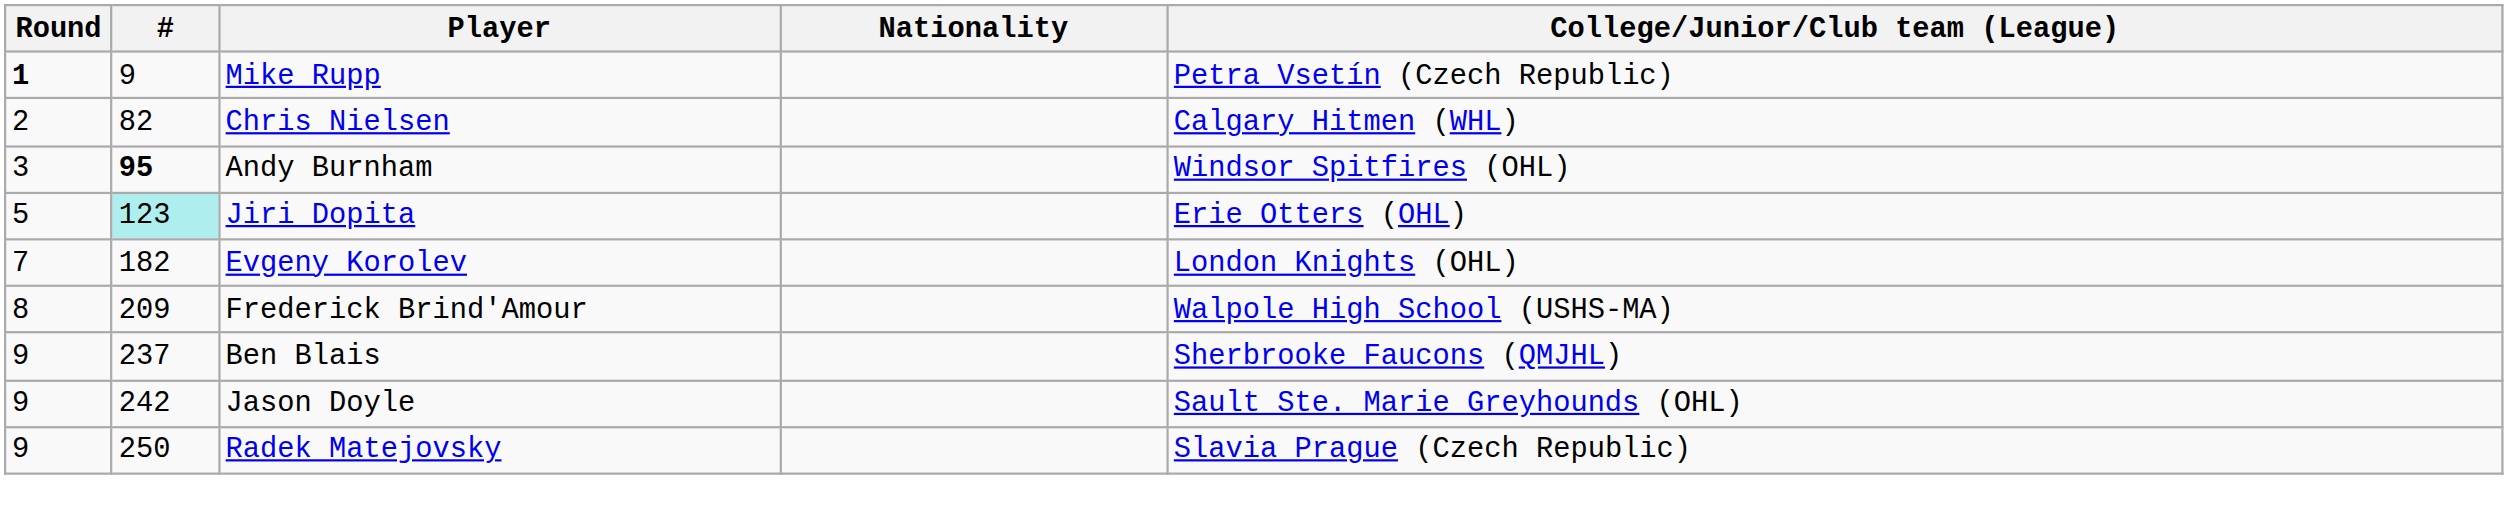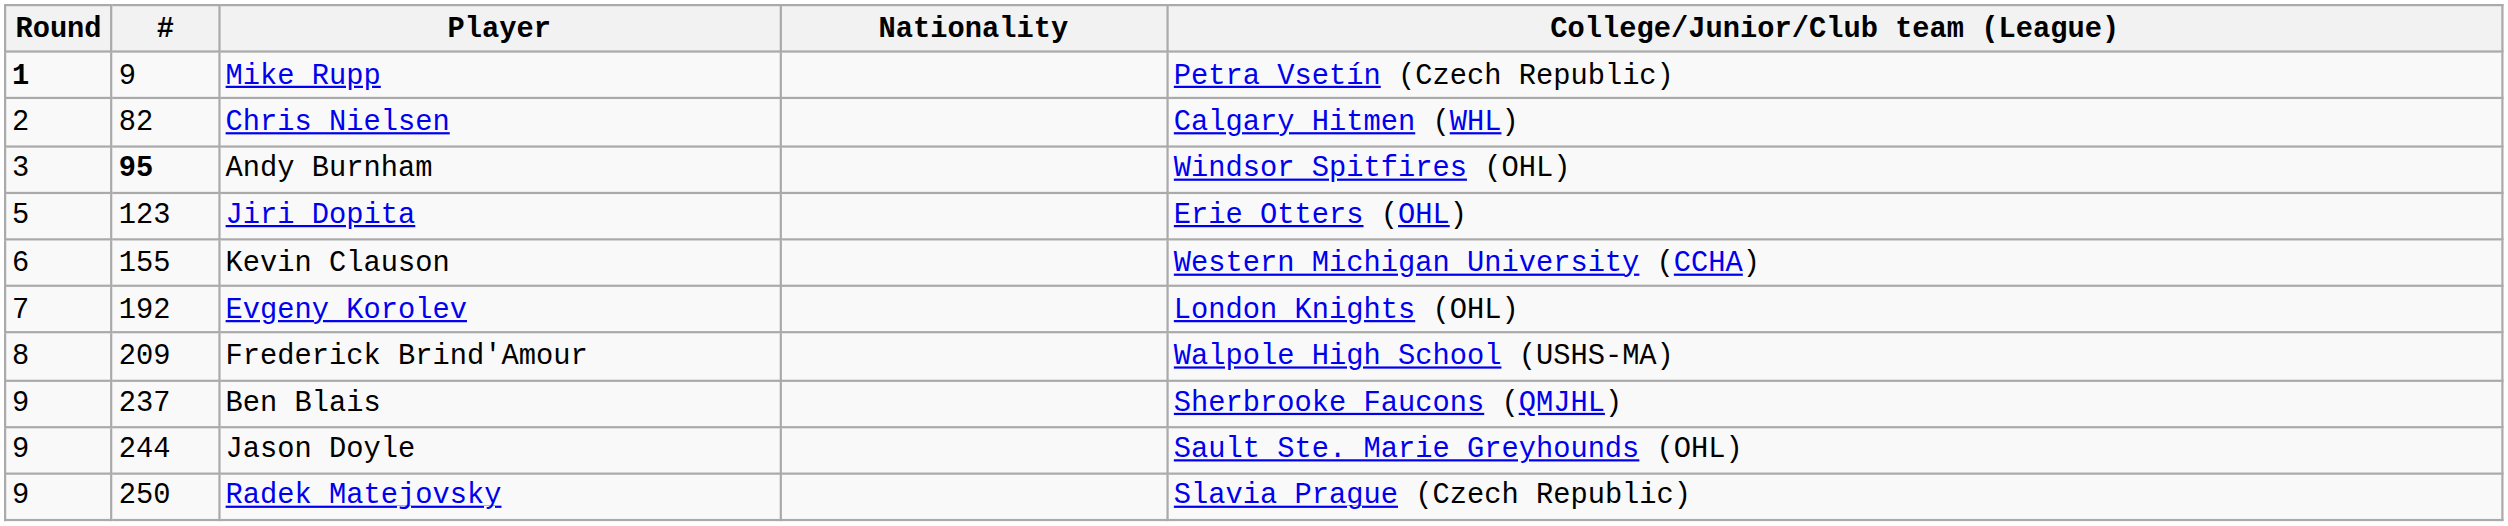(145, 216) paleturquoise background -> (145, 216) no background
+ row: (338, 263)
(145, 263) 182 -> (145, 309) 192
(145, 403) 242 -> (145, 450) 244
